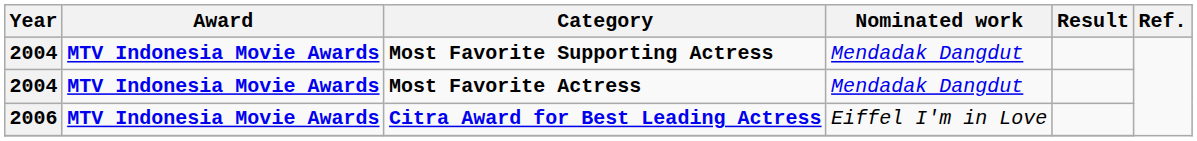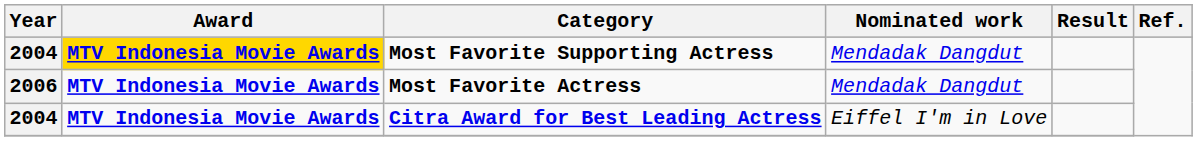(223, 54) no background -> (223, 54) gold background
(34, 86) 2004 -> (34, 86) 2006
(34, 119) 2006 -> (34, 119) 2004
